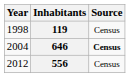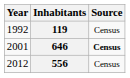(18, 30) 1998 -> (18, 30) 1992
(18, 47) 2004 -> (18, 47) 2001
